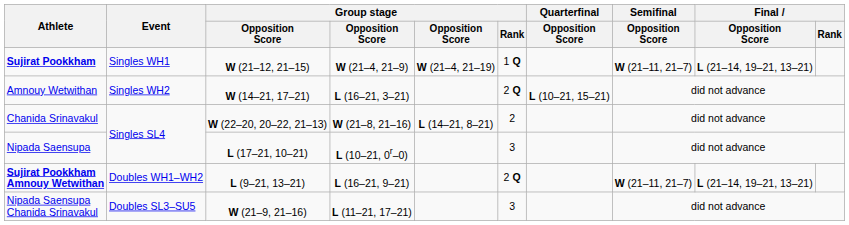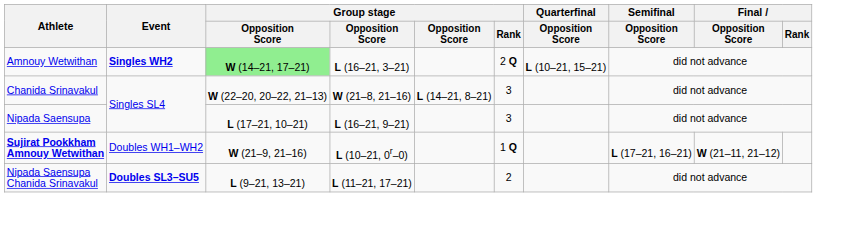- row: (51, 62)
(139, 90) normal -> (141, 62) bold
(268, 96) no background -> (268, 68) lightgreen background
(512, 119) 2 -> (509, 90) 3
(372, 154) L (10–21, 0r–0) -> (372, 125) L (16–21, 9–21)
(268, 184) L (9–21, 13–21) -> (268, 154) W (21–9, 21–16)
(372, 184) L (16–21, 9–21) -> (372, 154) L (10–21, 0r–0)
(512, 178) 2 Q -> (509, 148) 1 Q
(653, 184) W (21–11, 21–7) -> (651, 154) L (17–21, 16–21)
(755, 184) L (21–14, 19–21, 13–21) -> (738, 154) W (21–11, 21–12)
(152, 206) normal -> (154, 178) bold
(268, 212) W (21–9, 21–16) -> (268, 184) L (9–21, 13–21)
(512, 206) 3 -> (509, 178) 2
